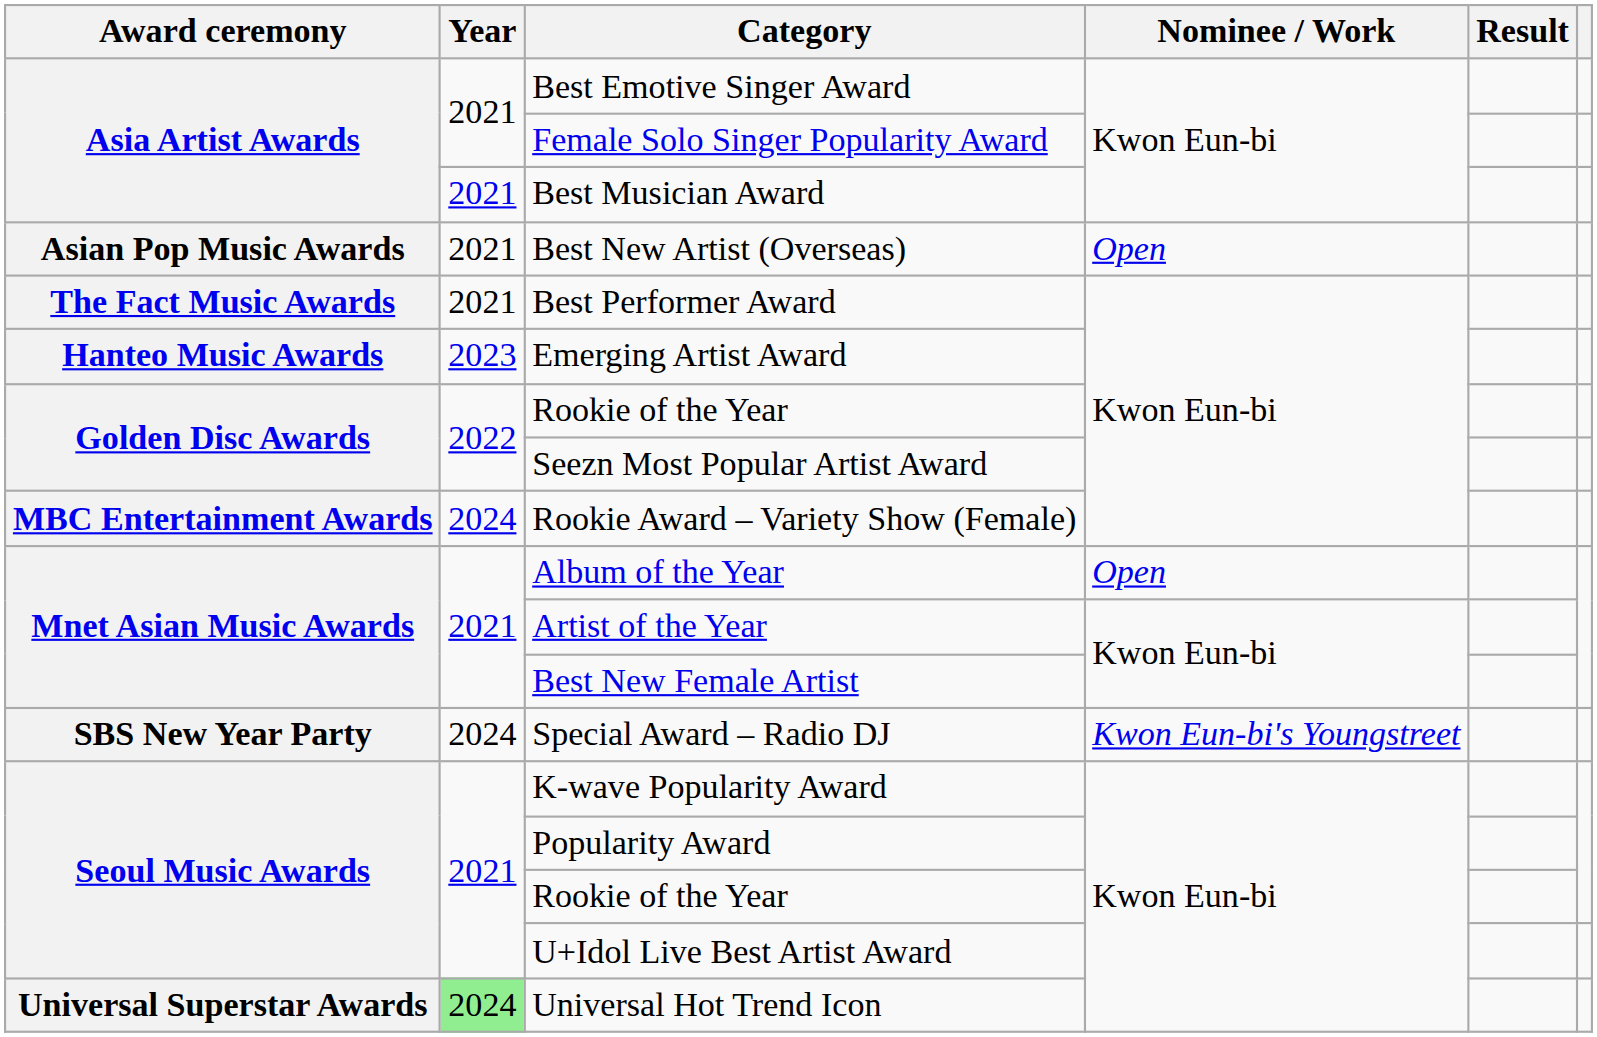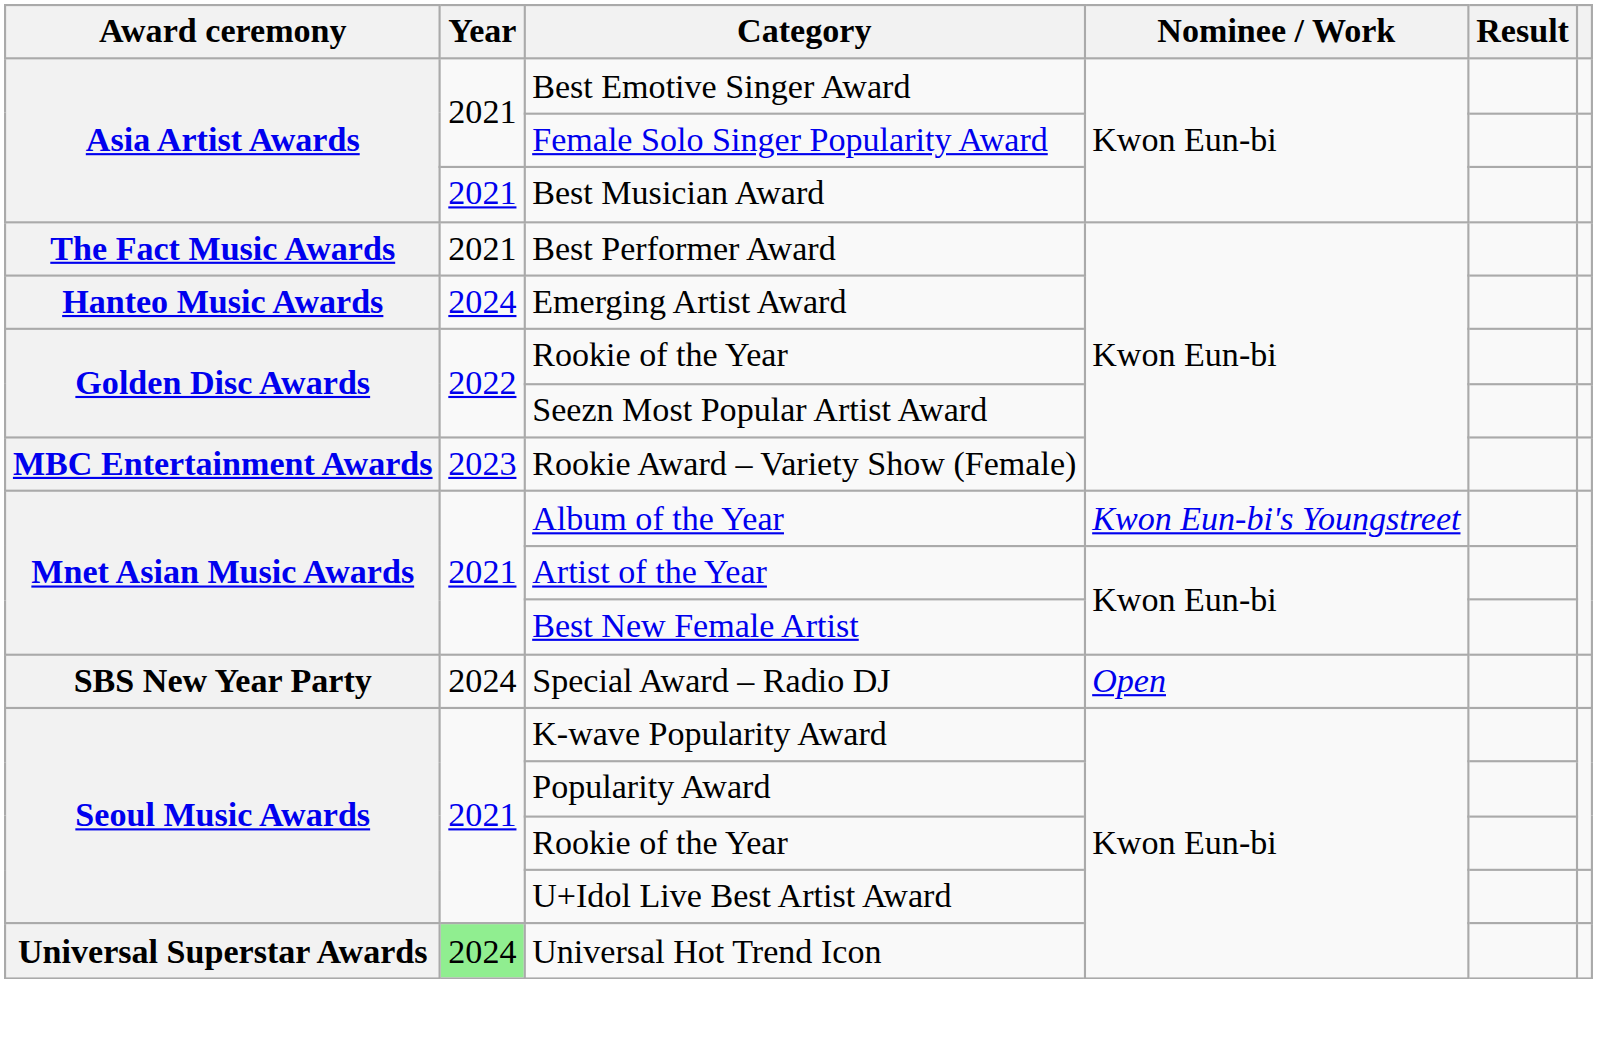- row: (223, 247)
(482, 355) 2023 -> (482, 301) 2024
(482, 517) 2024 -> (482, 463) 2023
(1129, 572) Open -> (1276, 517) Kwon Eun-bi's Youngstreet
(1276, 734) Kwon Eun-bi's Youngstreet -> (1129, 680) Open
